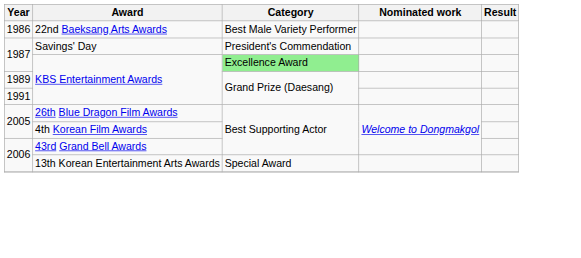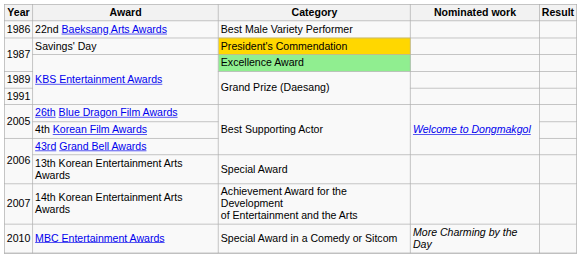(288, 46) no background -> (284, 46) gold background
+ row: (19, 204)
+ row: (19, 238)
